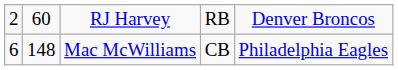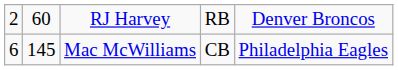(41, 49) 148 -> (41, 49) 145
